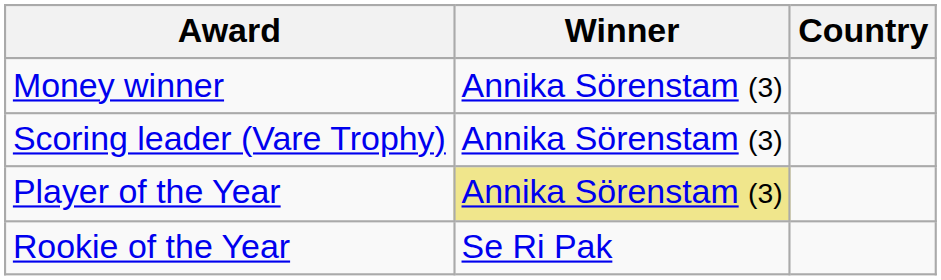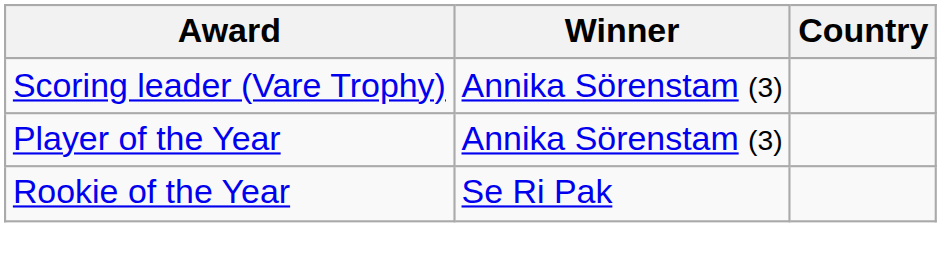- row: (118, 85)
(622, 192) khaki background -> (622, 138) no background
